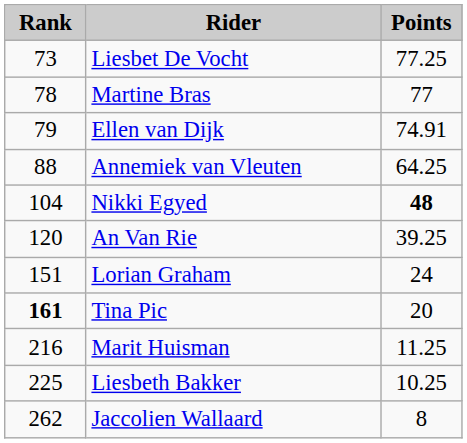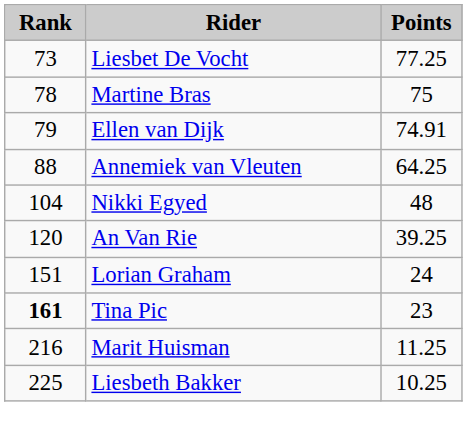(421, 94) 77 -> (421, 94) 75
(421, 202) bold -> (421, 202) normal
(421, 310) 20 -> (421, 310) 23
- row: (177, 418)
